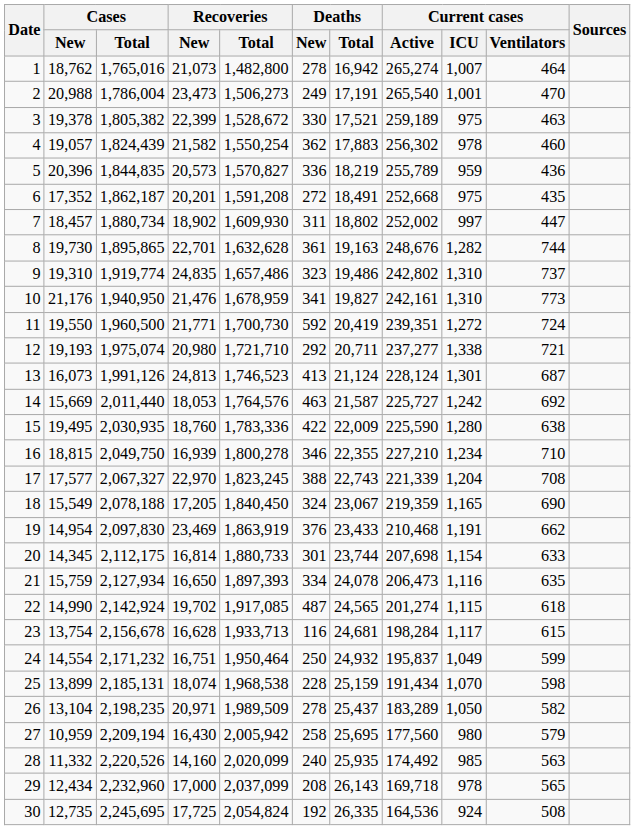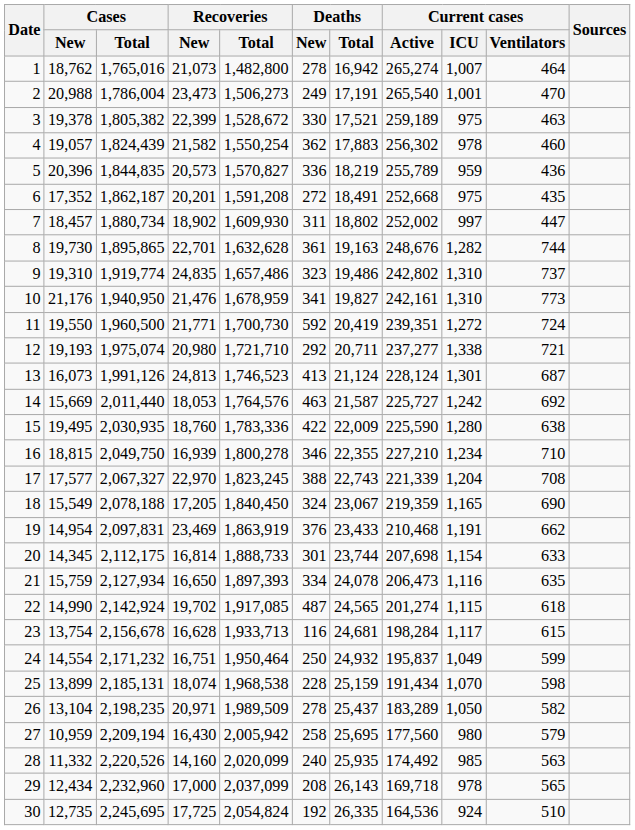(132, 529) 2,097,830 -> (132, 529) 2,097,831
(256, 555) 1,880,733 -> (256, 555) 1,888,733
(553, 811) 508 -> (553, 811) 510
